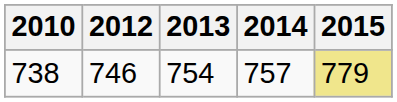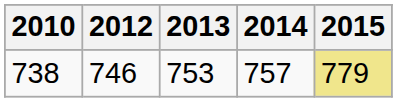(190, 73) 754 -> (190, 73) 753
